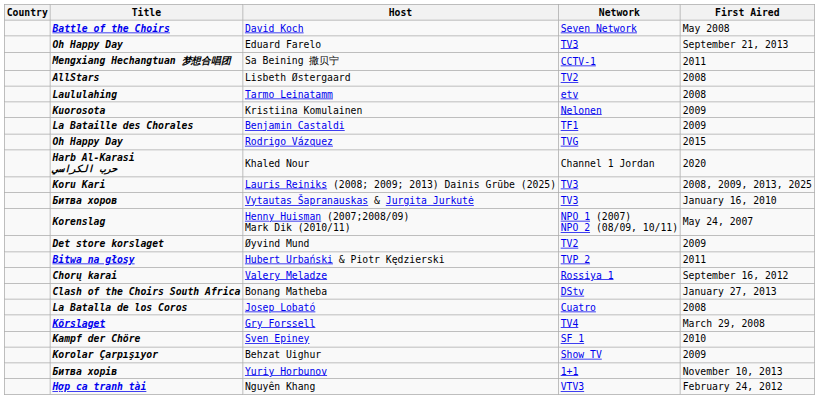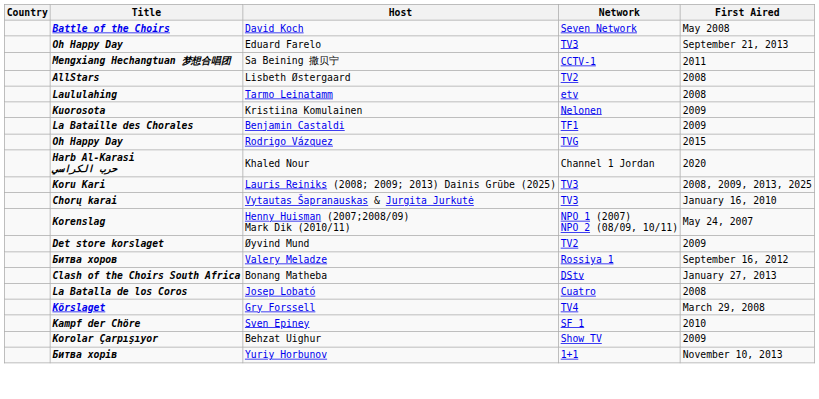(85, 201) Битва хopов -> (85, 201) Chorų karai
- row: (345, 260)
(85, 275) Chorų karai -> (85, 260) Битва хopов
- row: (280, 387)
